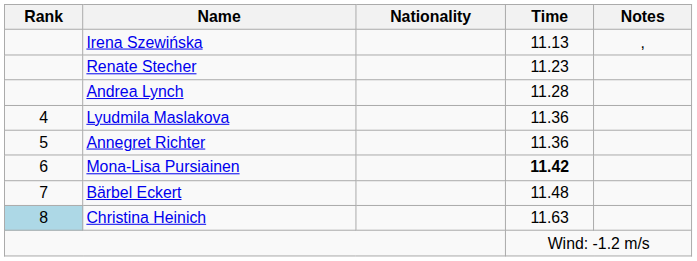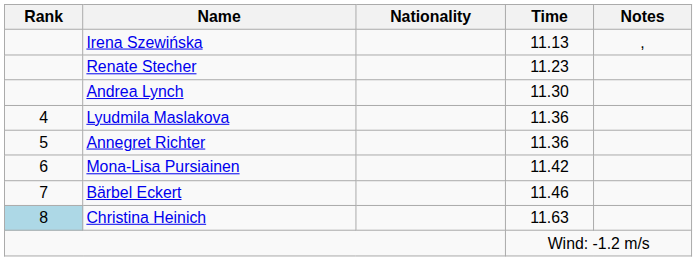(550, 92) 11.28 -> (550, 92) 11.30
(550, 167) bold -> (550, 167) normal
(550, 192) 11.48 -> (550, 192) 11.46
